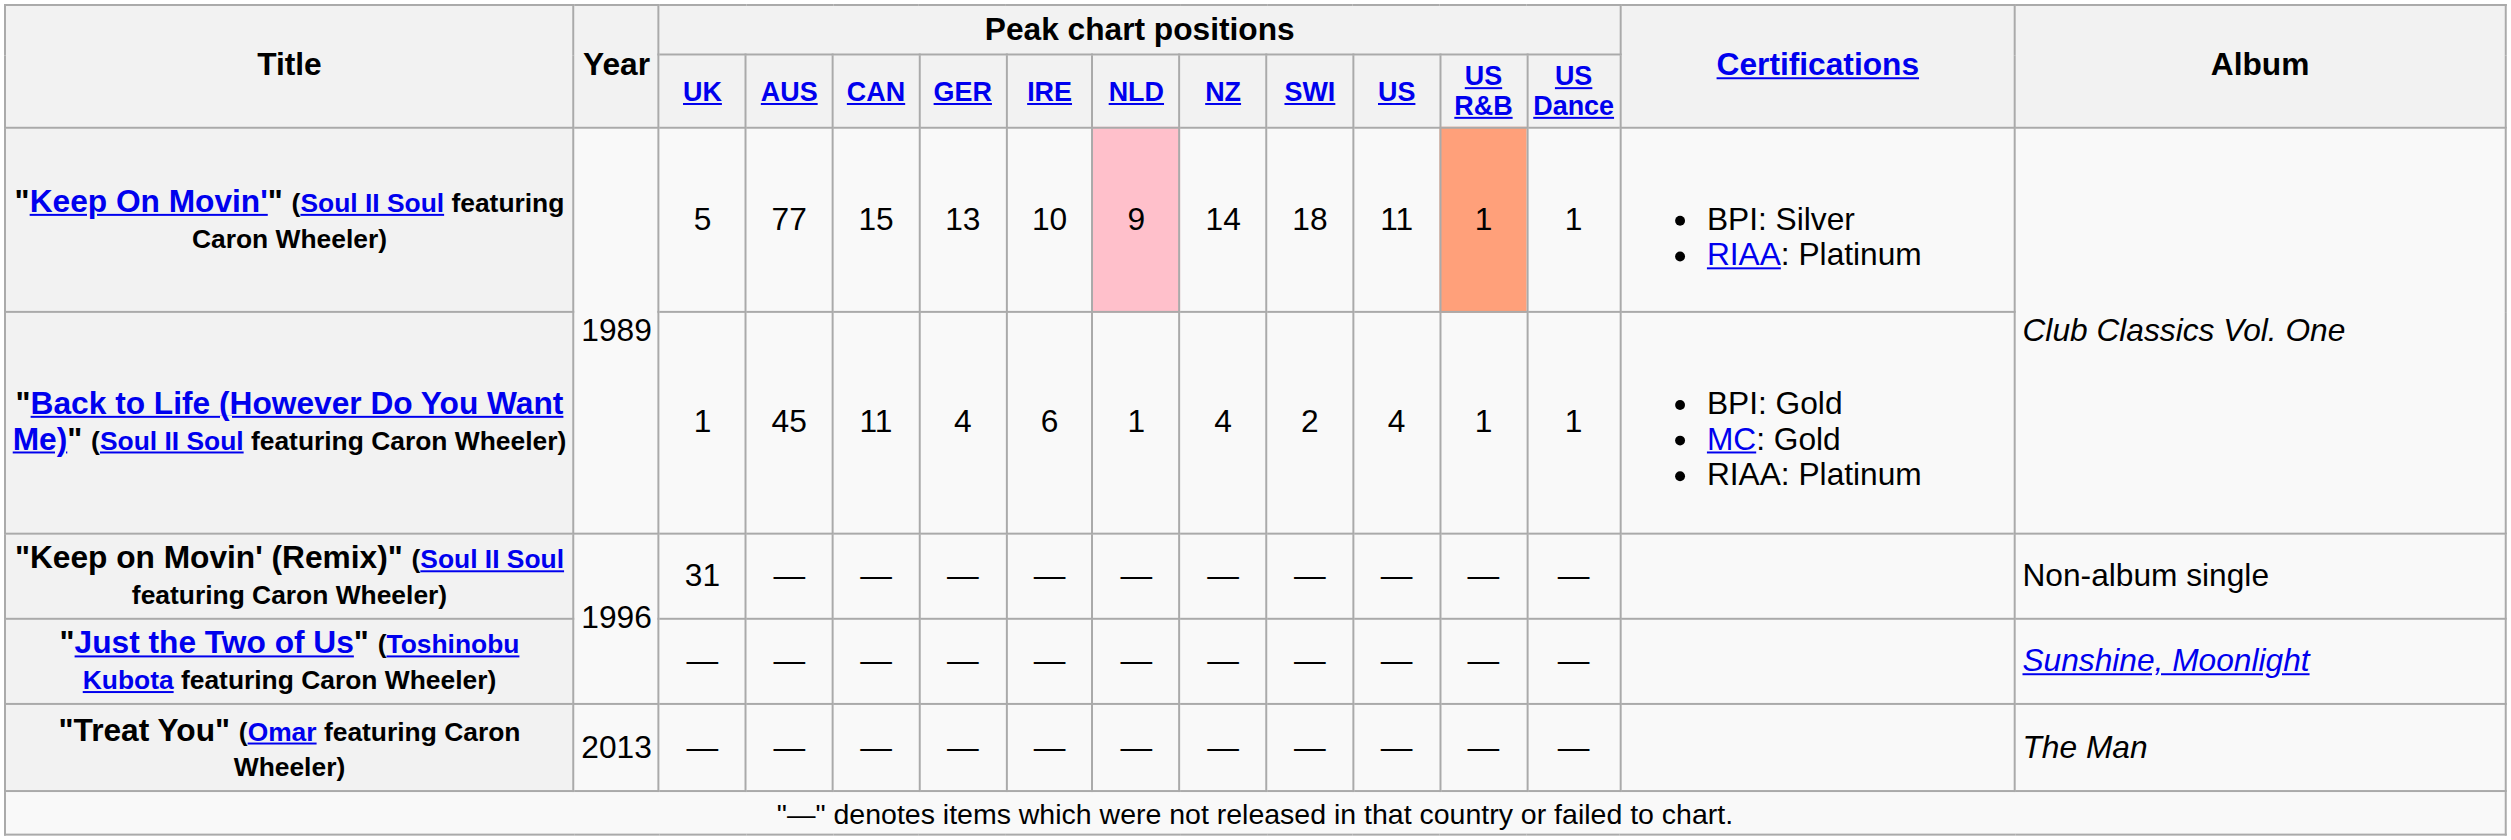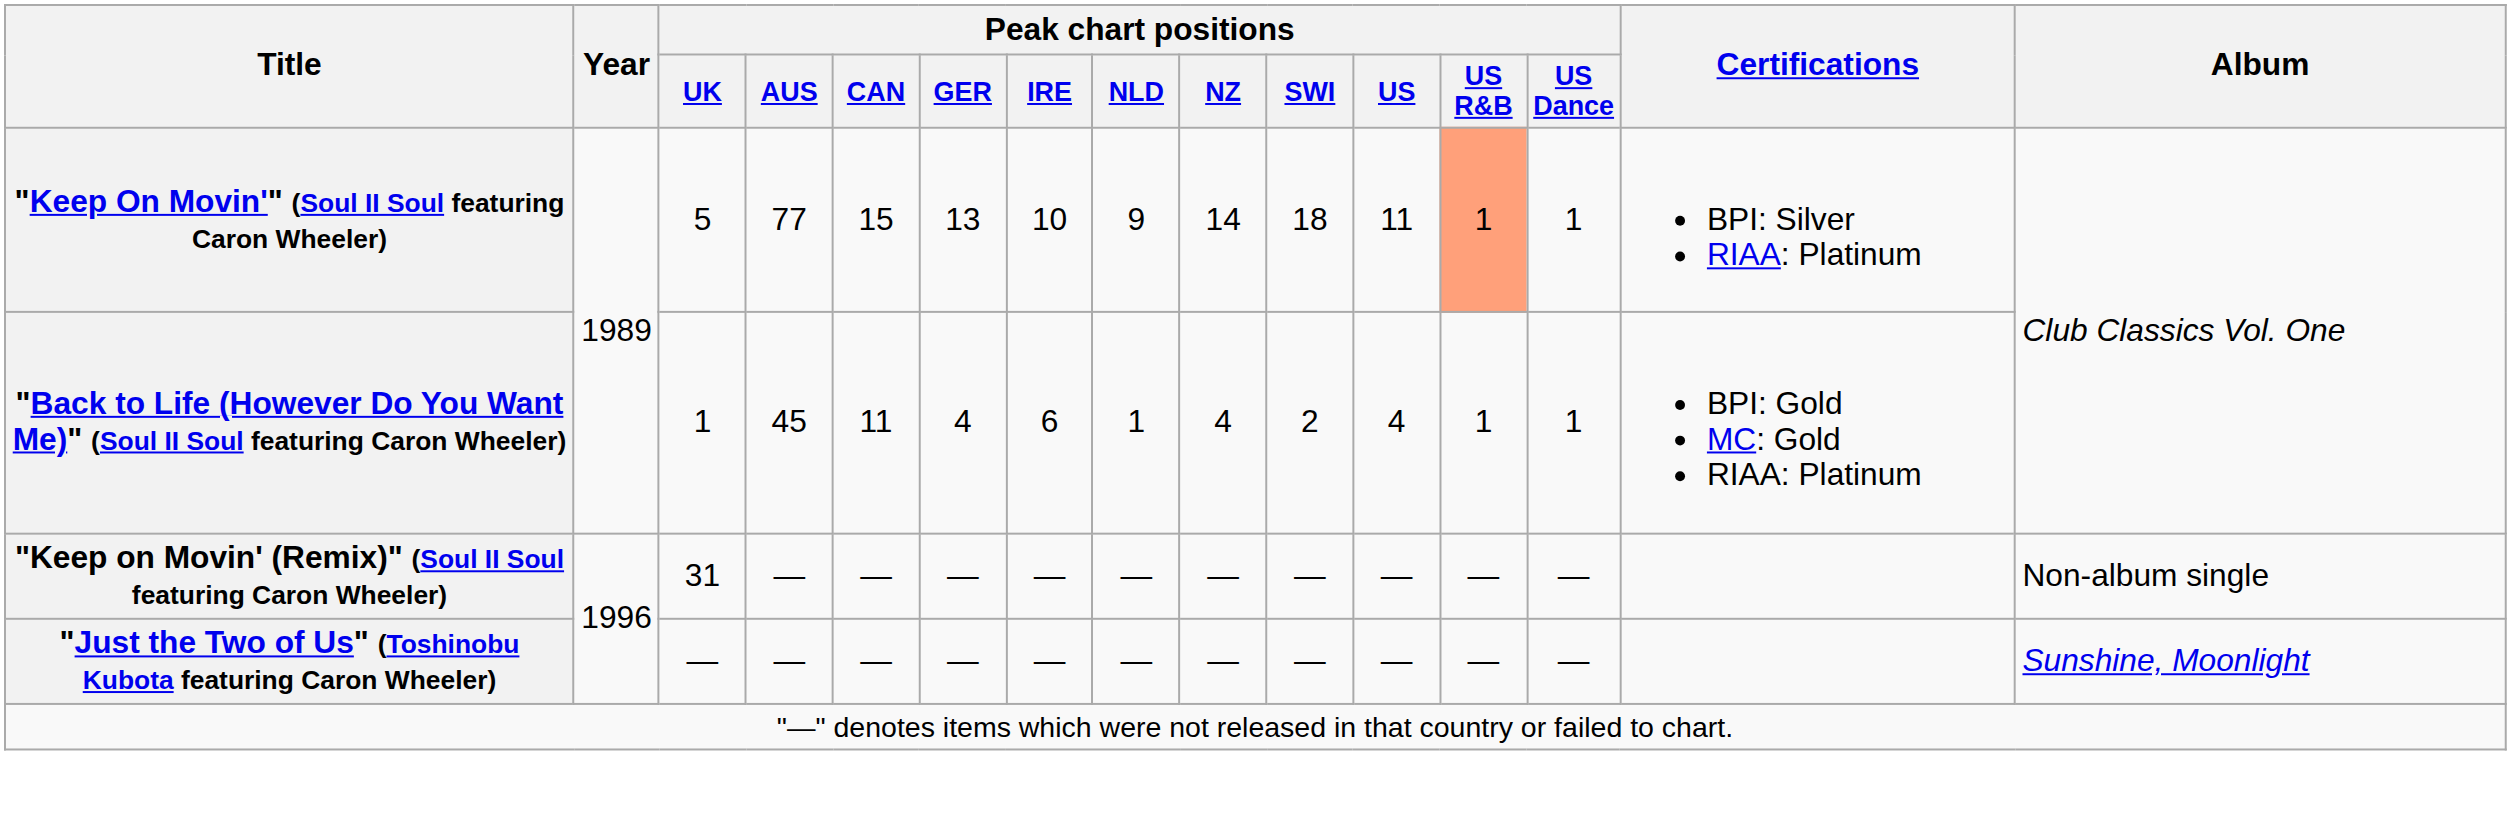(1136, 219) pink background -> (1136, 219) no background
- row: (289, 747)
